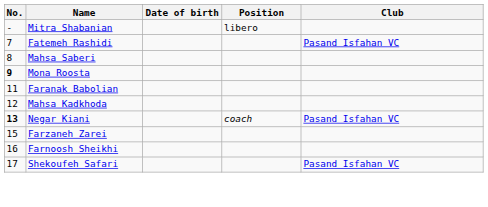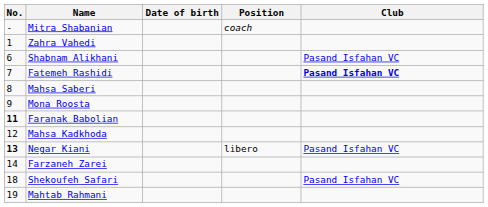(241, 27) libero -> (238, 27) coach
+ row: (62, 42)
+ row: (73, 58)
(351, 42) normal -> (351, 73) bold
(9, 73) bold -> (9, 104) normal
(12, 88) normal -> (12, 119) bold
(238, 119) coach -> (241, 149) libero
(12, 134) 15 -> (12, 165) 14
- row: (73, 149)
(12, 165) 17 -> (12, 180) 18
+ row: (67, 195)
